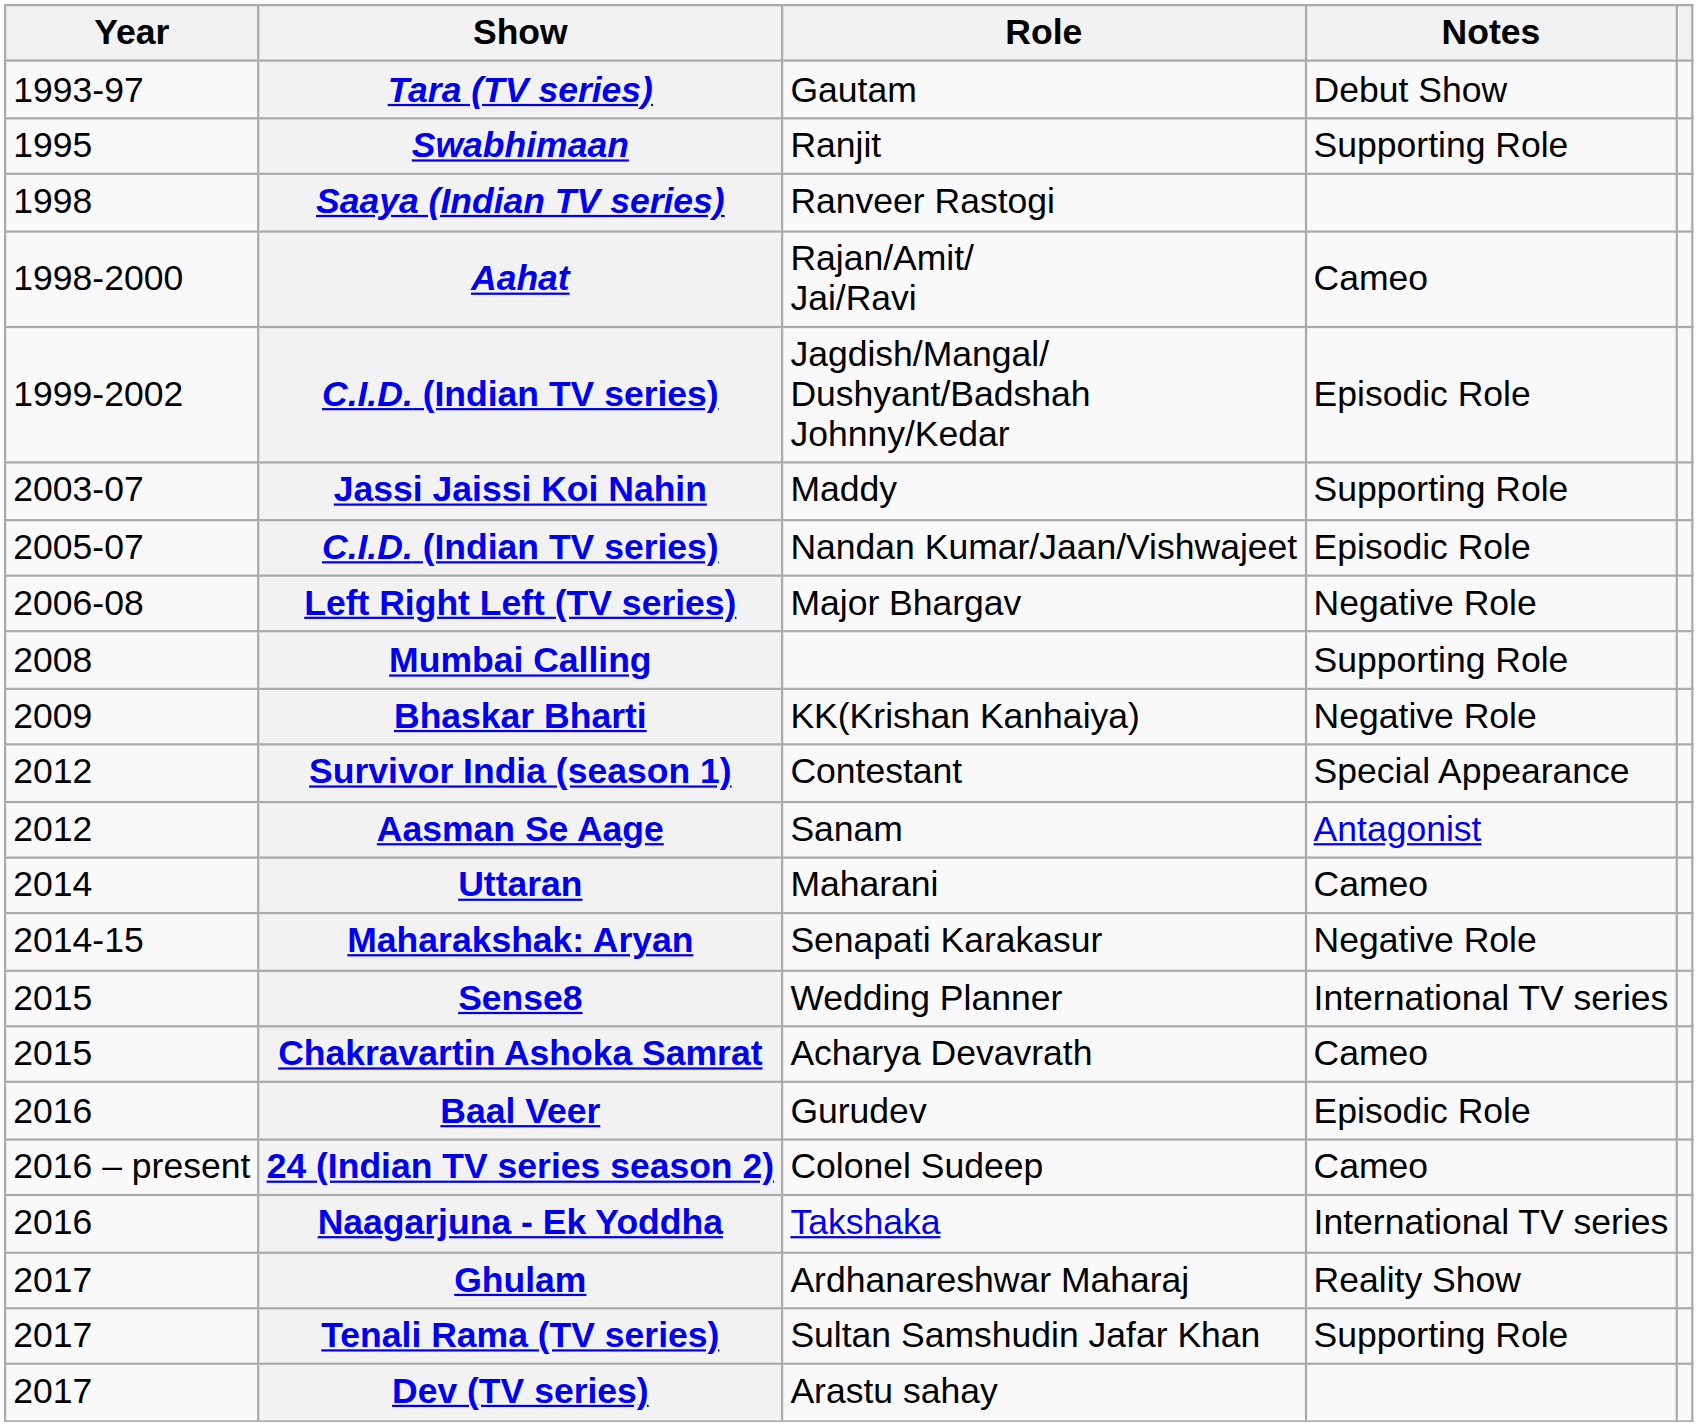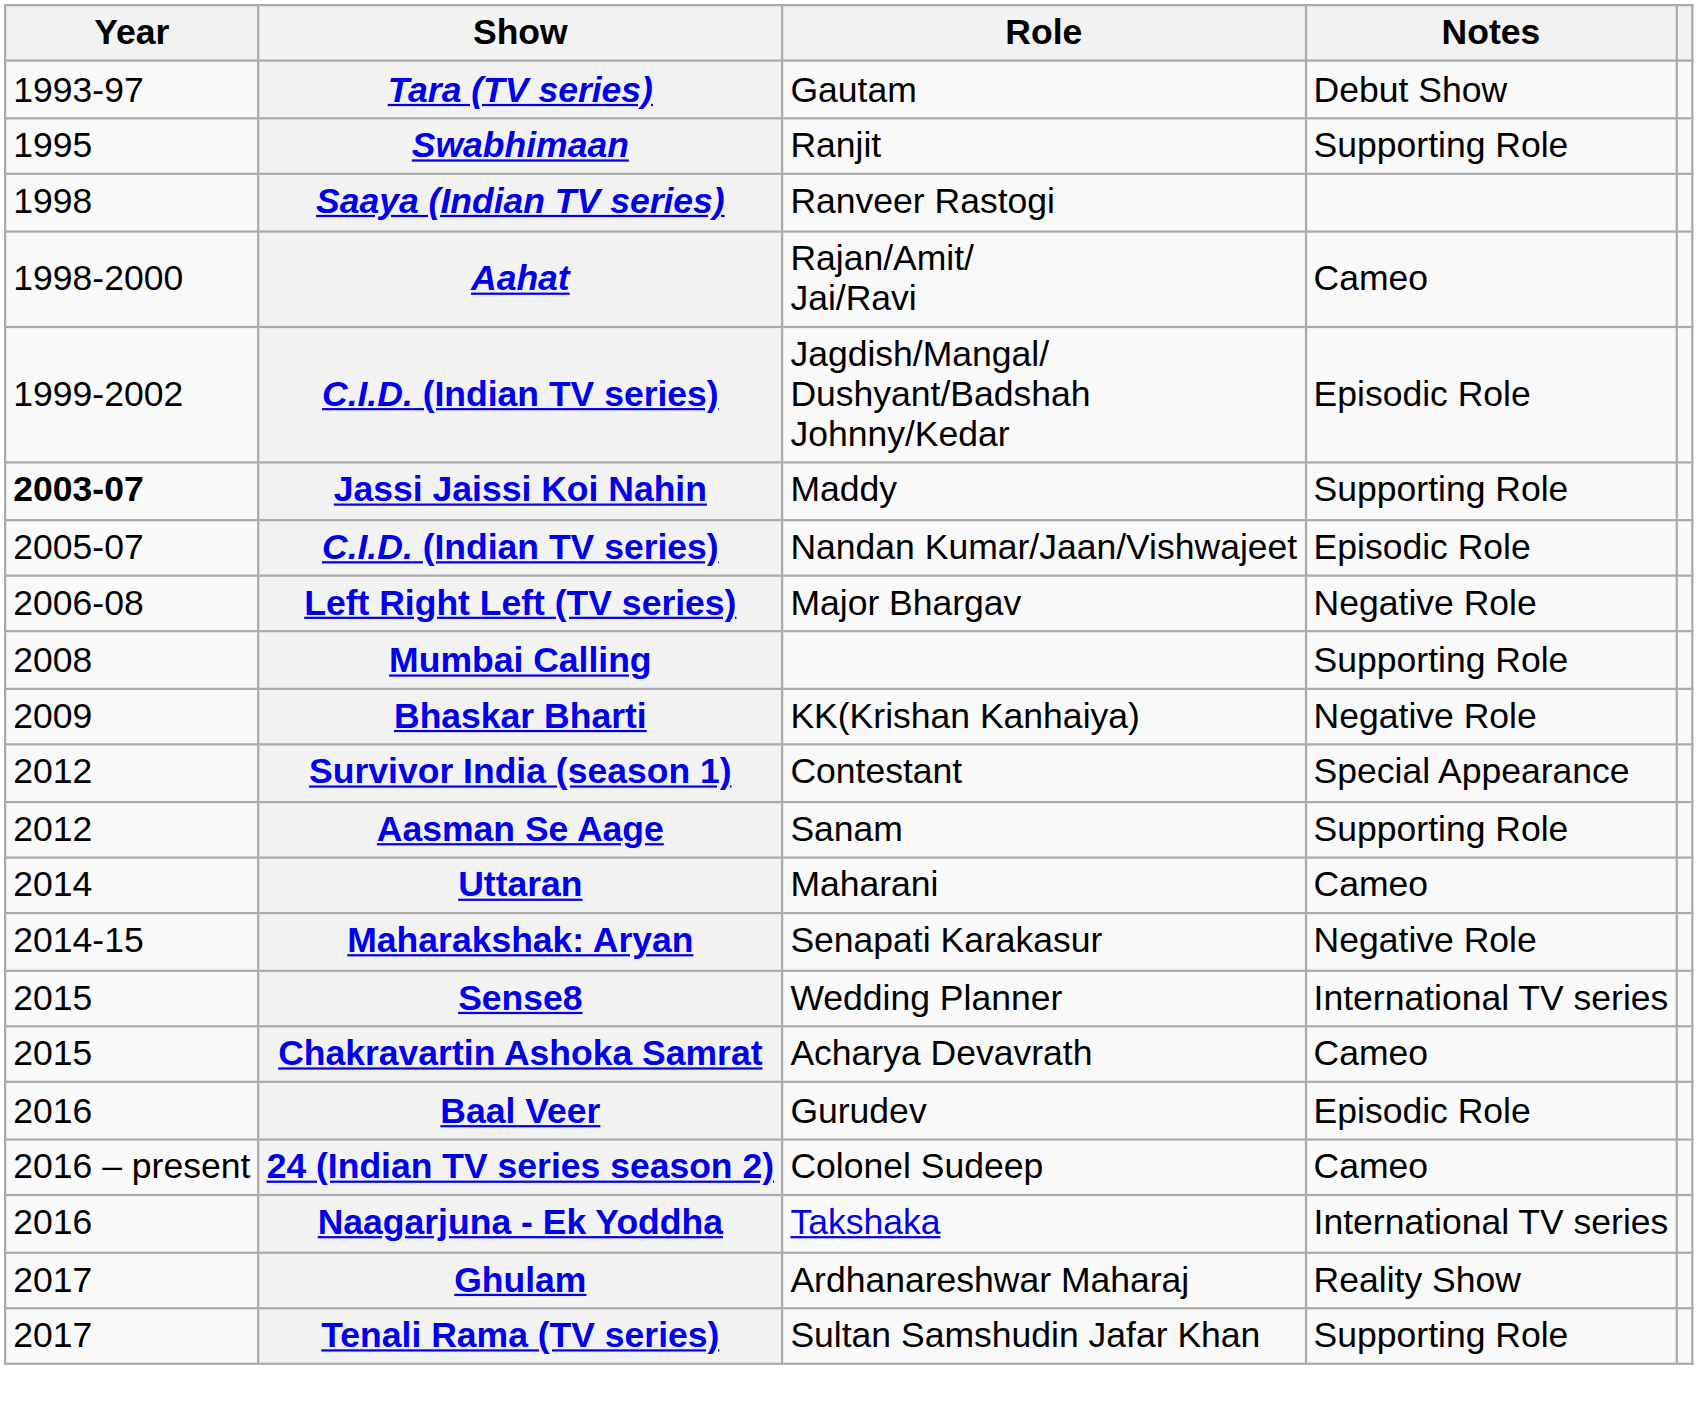(78, 490) normal -> (78, 490) bold
(1398, 828) Antagonist -> (1441, 828) Supporting Role
- row: (520, 1391)
